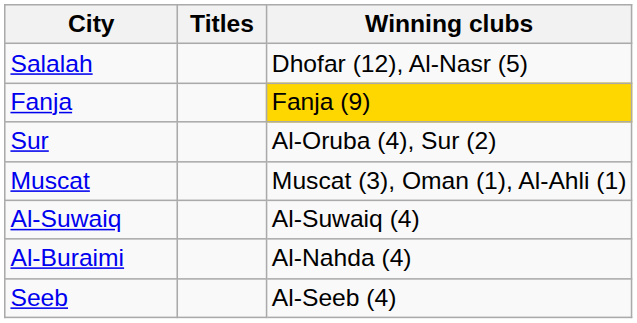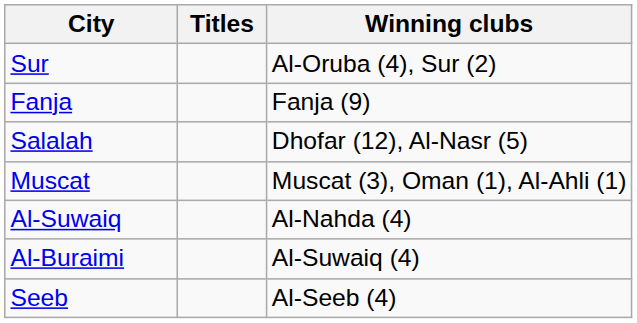rows swapped: (52, 63) <-> (30, 141)
(321, 102) gold background -> (321, 102) no background
(346, 219) Al-Suwaiq (4) -> (342, 219) Al-Nahda (4)
(342, 258) Al-Nahda (4) -> (346, 258) Al-Suwaiq (4)
